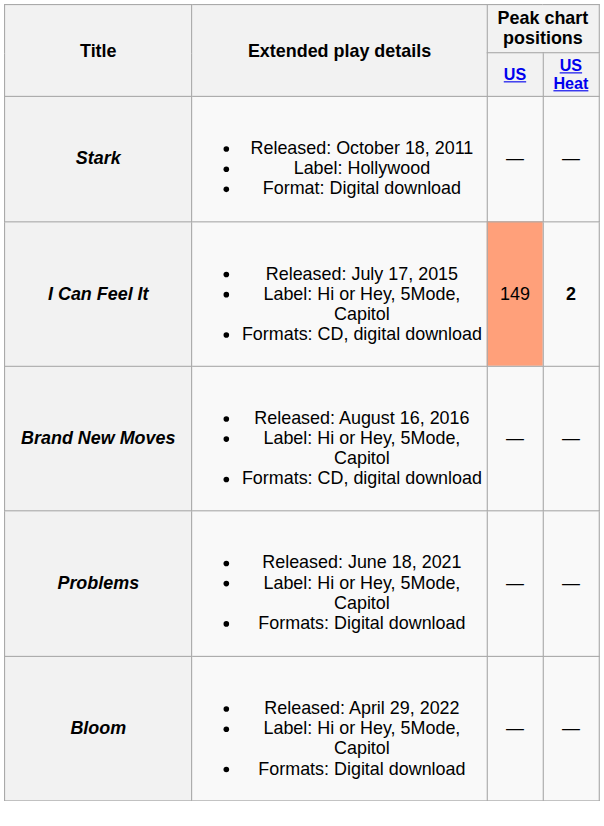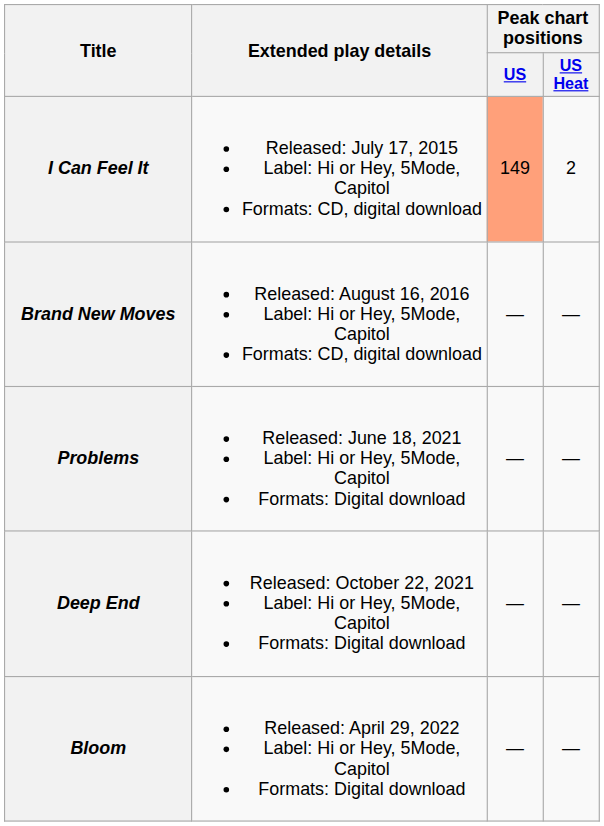- row: (98, 158)
(571, 293) bold -> (571, 168) normal
+ row: (98, 603)
